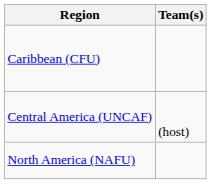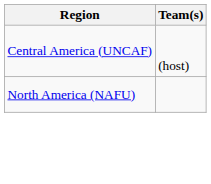- row: (54, 58)
